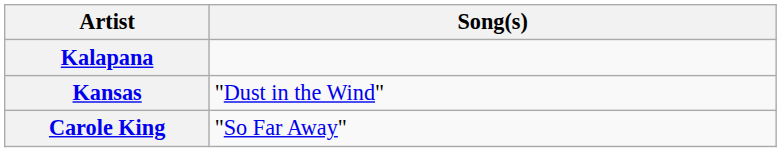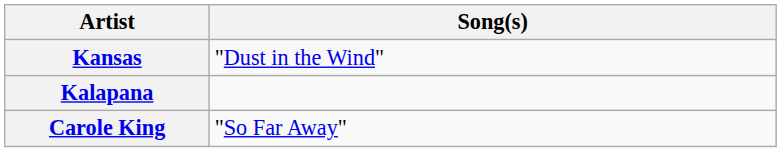rows swapped: (107, 57) <-> (107, 92)
